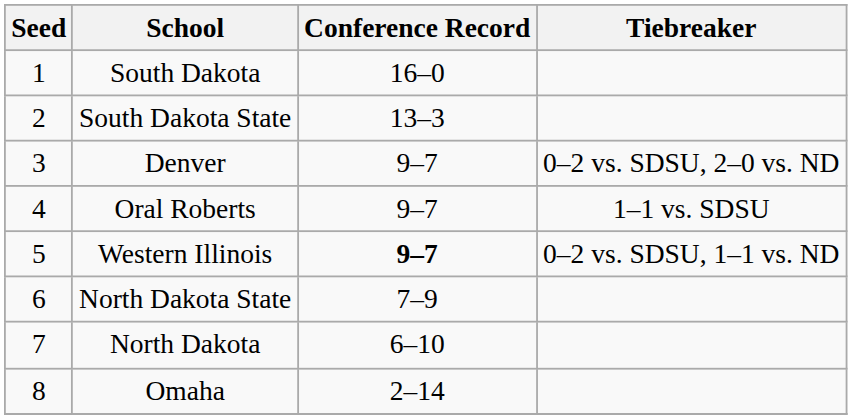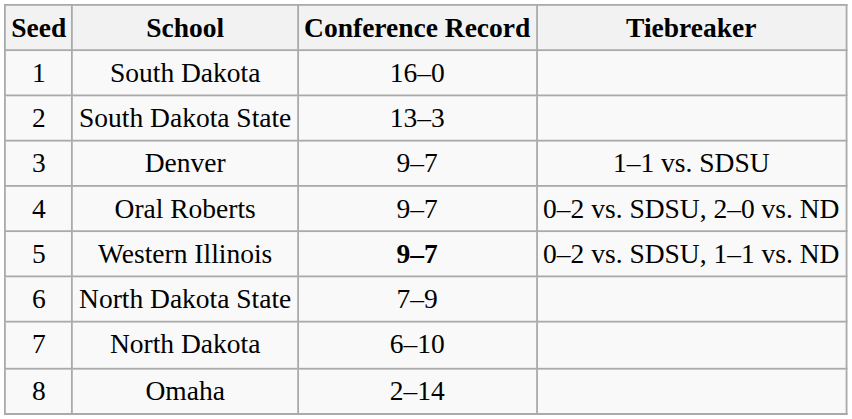(691, 163) 0–2 vs. SDSU, 2–0 vs. ND -> (691, 163) 1–1 vs. SDSU
(691, 208) 1–1 vs. SDSU -> (691, 208) 0–2 vs. SDSU, 2–0 vs. ND
